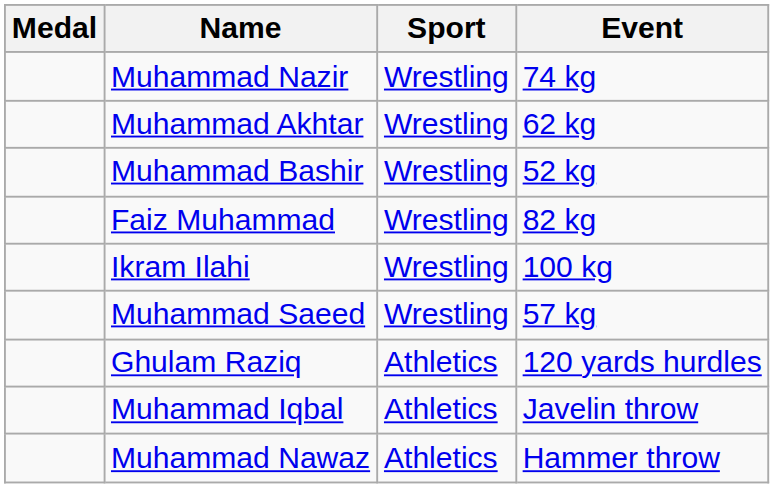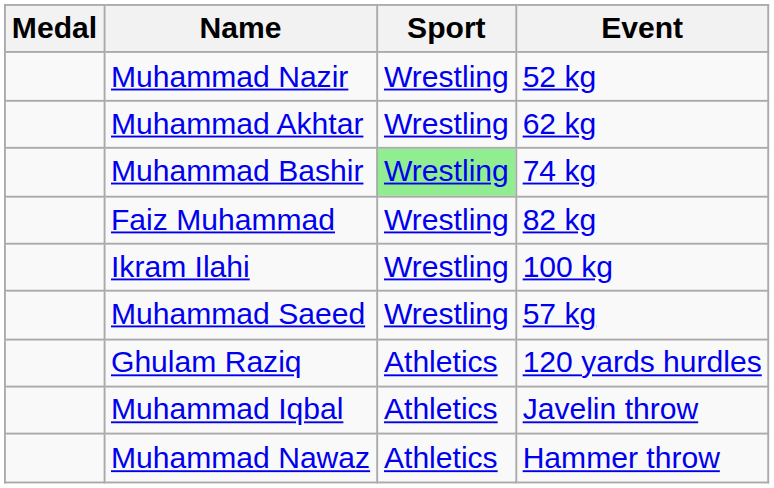(559, 76) 74 kg -> (559, 76) 52 kg
(446, 171) no background -> (446, 171) lightgreen background
(559, 171) 52 kg -> (559, 171) 74 kg
